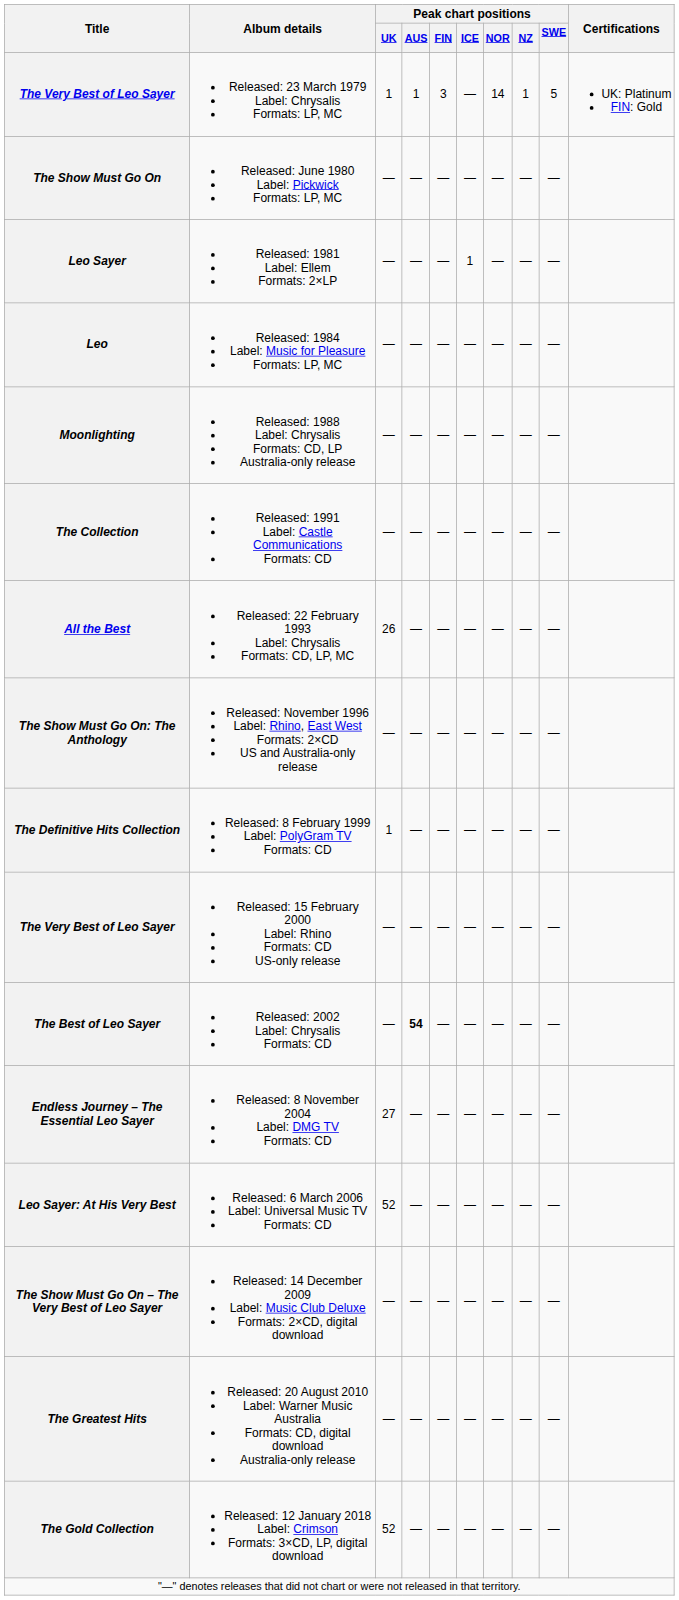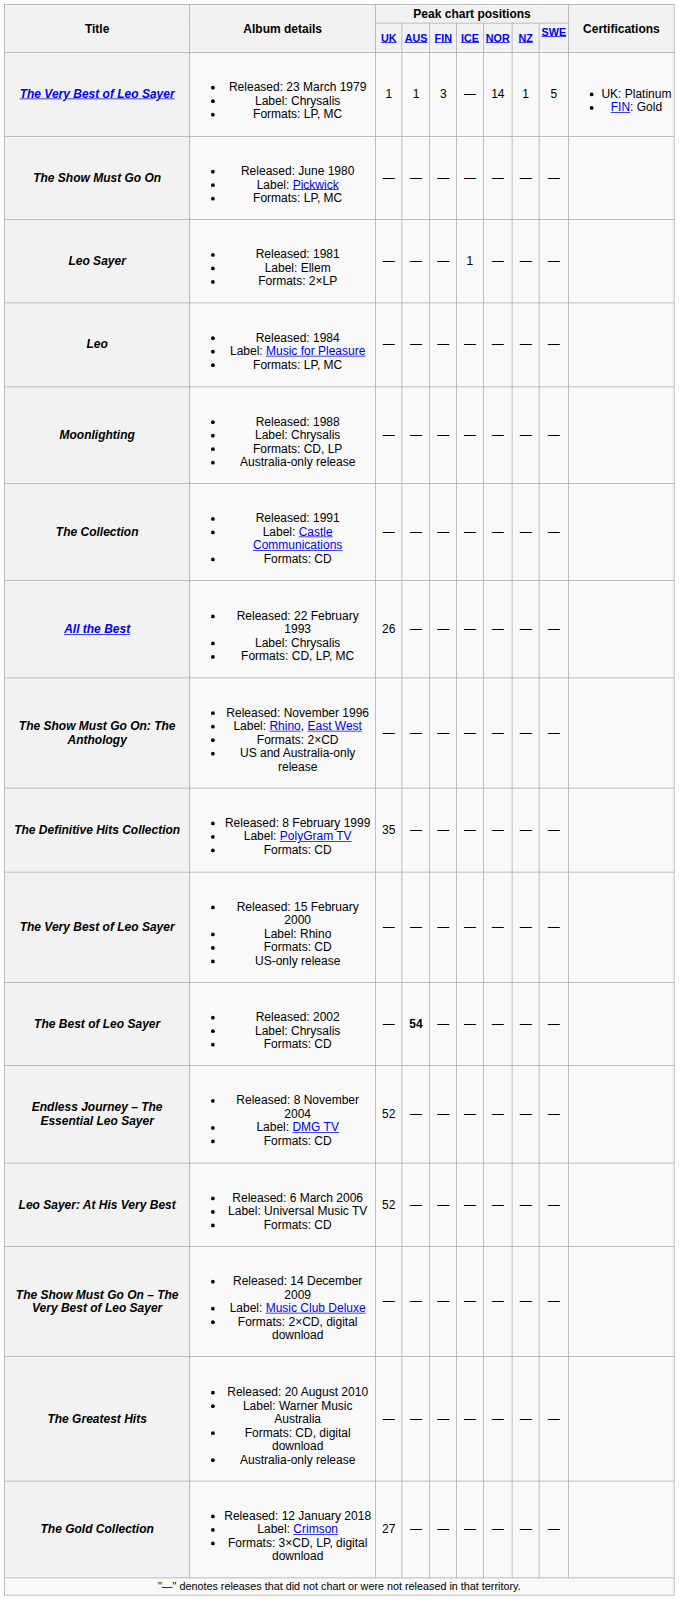(389, 830) 1 -> (389, 830) 35
(389, 1114) 27 -> (389, 1114) 52
(389, 1529) 52 -> (389, 1529) 27
